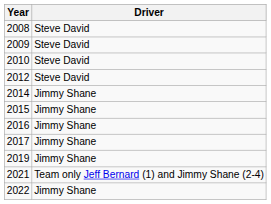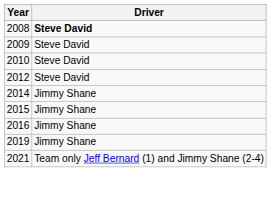(62, 28) normal -> (63, 28) bold
- row: (18, 142)
- row: (18, 191)
